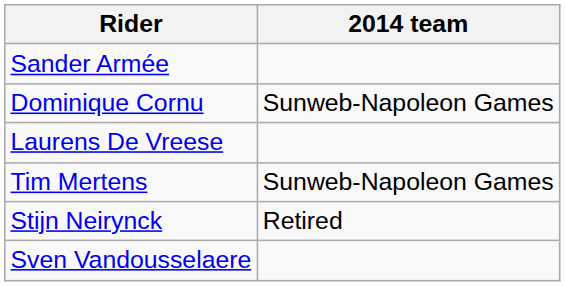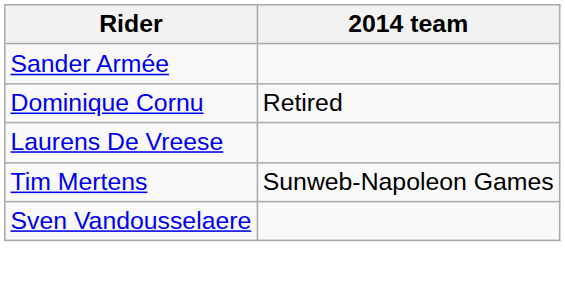(408, 102) Sunweb-Napoleon Games -> (303, 102) Retired
- row: (86, 220)
